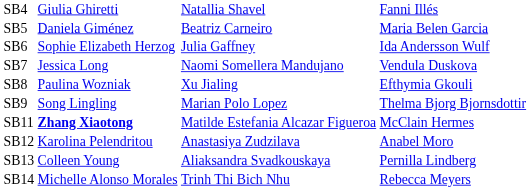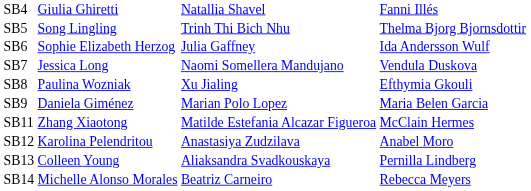(86, 28) Daniela Giménez -> (77, 28) Song Lingling
(227, 28) Beatriz Carneiro -> (235, 28) Trinh Thi Bich Nhu
(434, 28) Maria Belen Garcia -> (453, 28) Thelma Bjorg Bjornsdottir
(77, 103) Song Lingling -> (86, 103) Daniela Giménez
(453, 103) Thelma Bjorg Bjornsdottir -> (434, 103) Maria Belen Garcia
(85, 122) bold -> (83, 122) normal
(235, 179) Trinh Thi Bich Nhu -> (227, 179) Beatriz Carneiro
